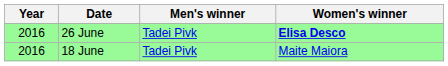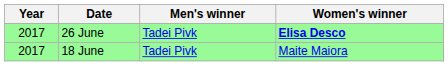(32, 33) 2016 -> (32, 33) 2017
(32, 52) 2016 -> (32, 52) 2017
